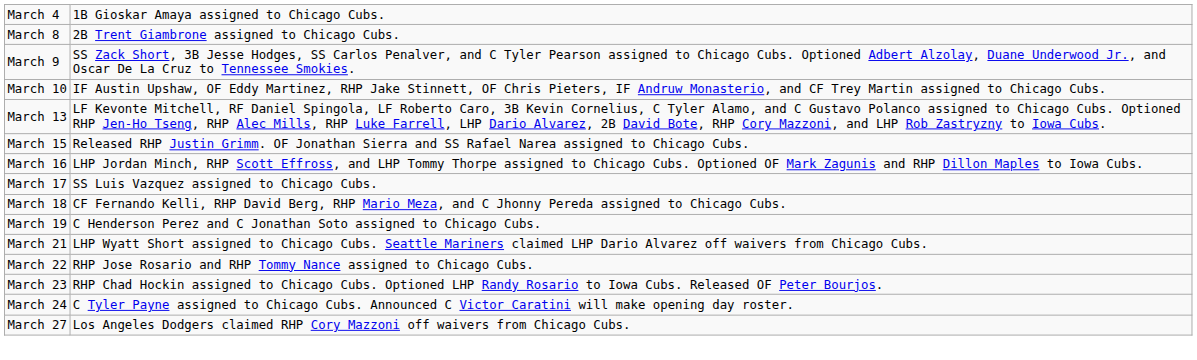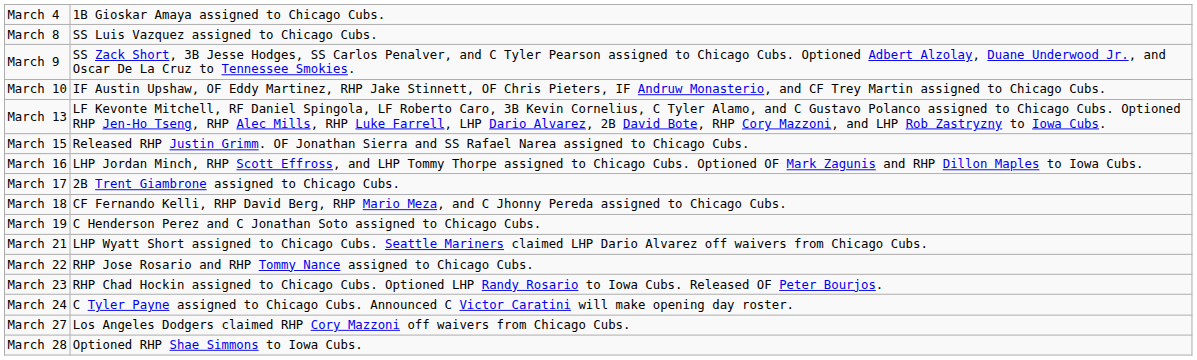(236, 35) 2B Trent Giambrone assigned to Chicago Cubs. -> (225, 35) SS Luis Vazquez assigned to Chicago Cubs.
(225, 184) SS Luis Vazquez assigned to Chicago Cubs. -> (236, 184) 2B Trent Giambrone assigned to Chicago Cubs.
+ row: (37, 345)
